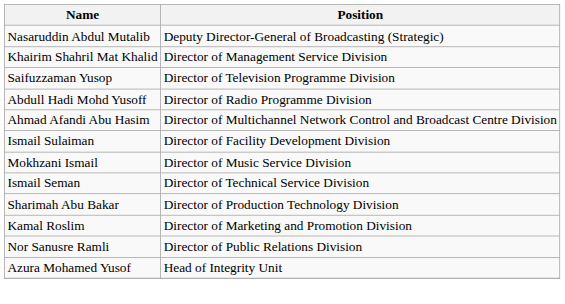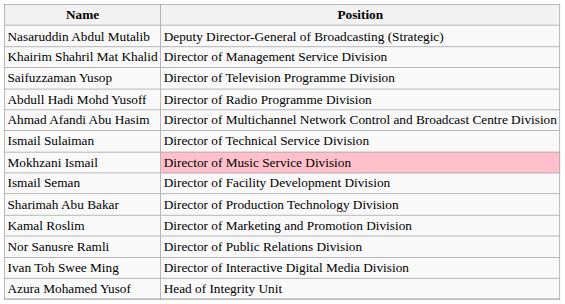(277, 141) Director of Facility Development Division -> (266, 141) Director of Technical Service Division
(257, 162) no background -> (257, 162) pink background
(266, 183) Director of Technical Service Division -> (277, 183) Director of Facility Development Division
+ row: (63, 267)
